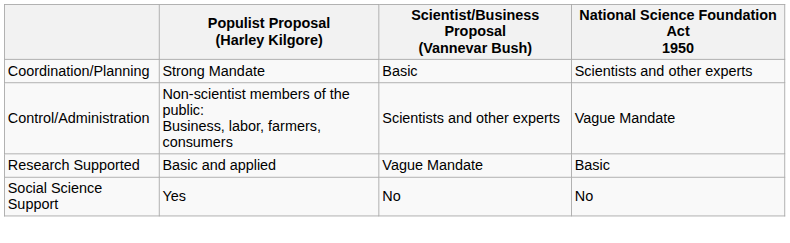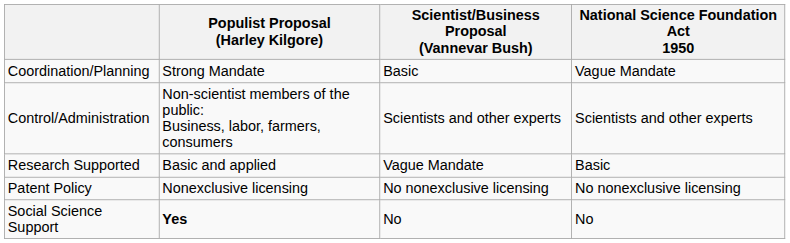(664, 71) Scientists and other experts -> (625, 71) Vague Mandate
(625, 118) Vague Mandate -> (664, 118) Scientists and other experts
+ row: (50, 188)
(174, 196) normal -> (175, 219) bold
